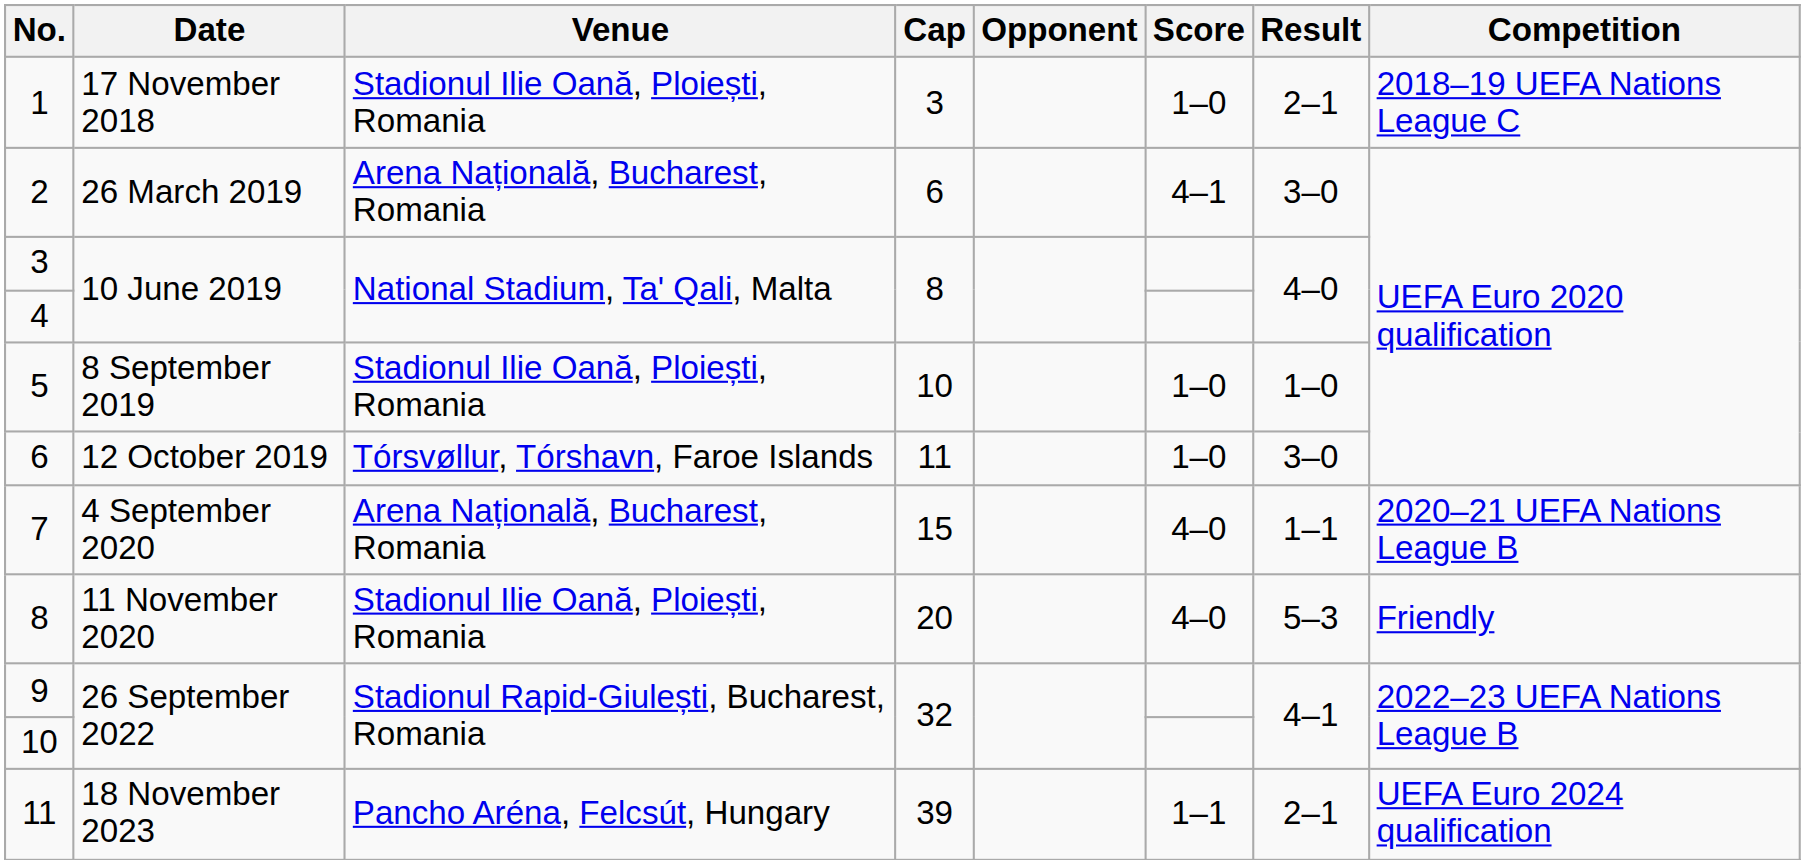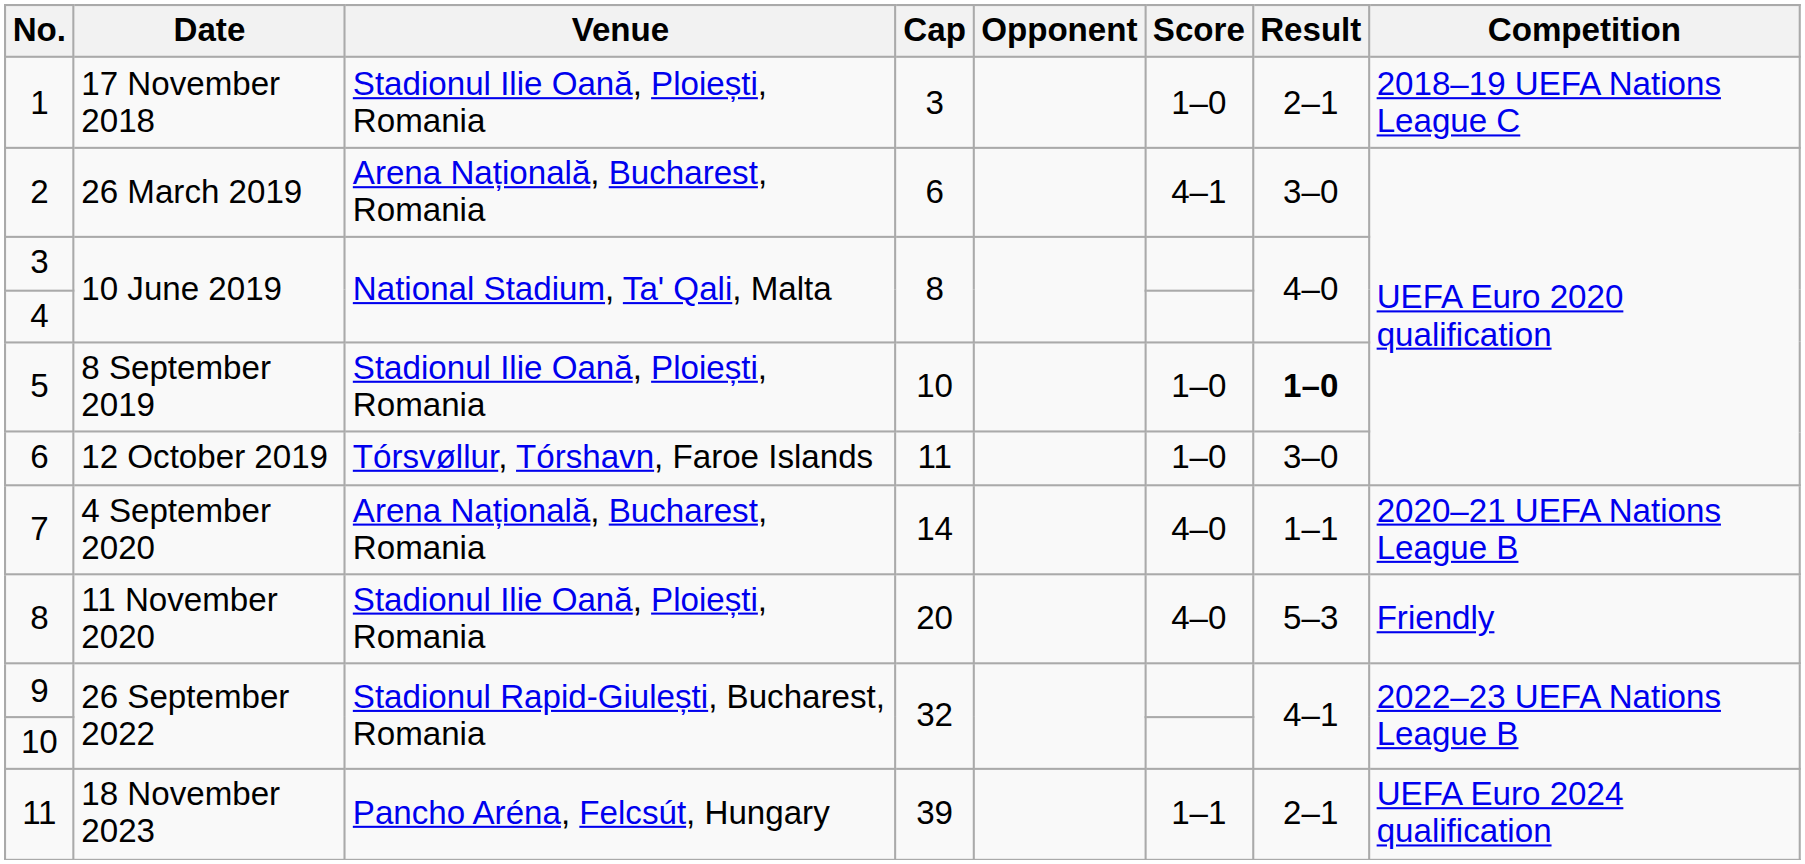(1311, 386) normal -> (1311, 386) bold
(935, 528) 15 -> (935, 528) 14
